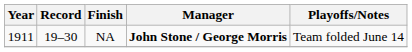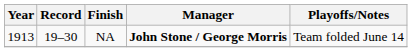(21, 36) 1911 -> (21, 36) 1913
